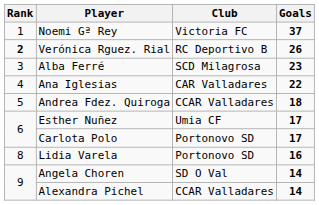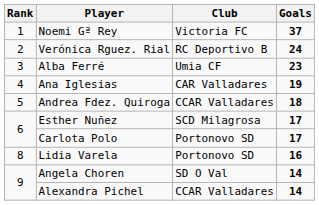(20, 49) bold -> (20, 49) normal
(295, 49) 26 -> (295, 49) 24
(218, 67) SCD Milagrosa -> (198, 67) Umia CF
(295, 85) 22 -> (295, 85) 19
(198, 120) Umia CF -> (218, 120) SCD Milagrosa
